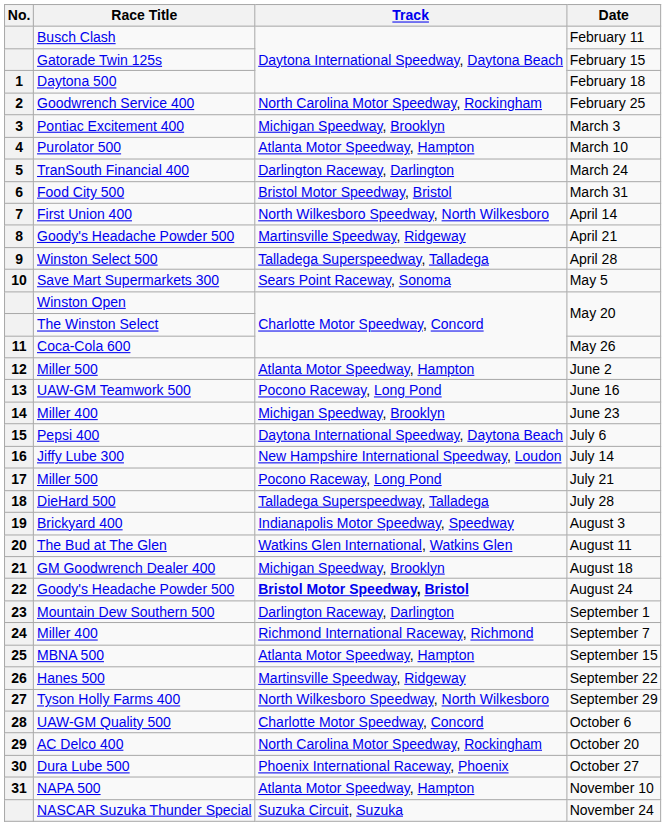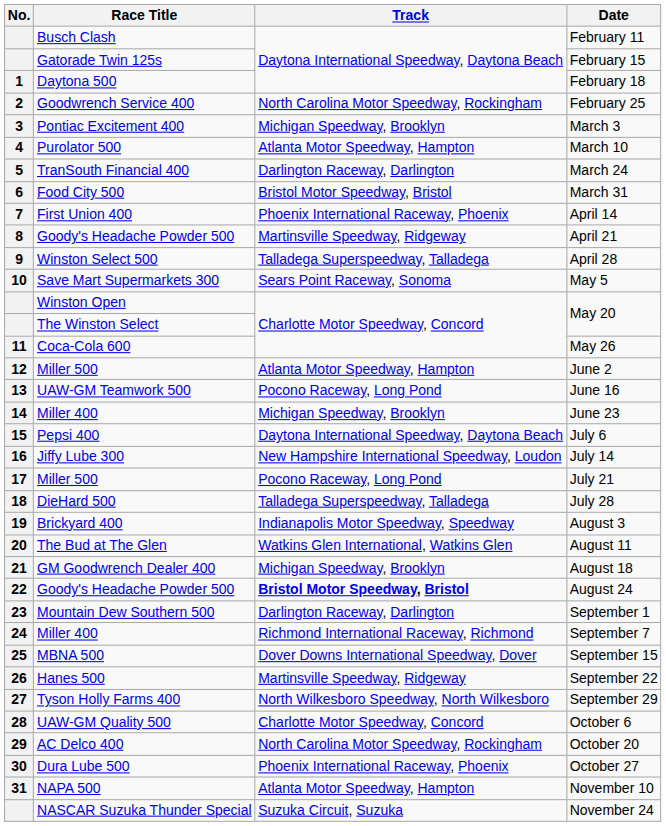(404, 214) North Wilkesboro Speedway, North Wilkesboro -> (383, 214) Phoenix International Raceway, Phoenix
(366, 655) Atlanta Motor Speedway, Hampton -> (397, 655) Dover Downs International Speedway, Dover
